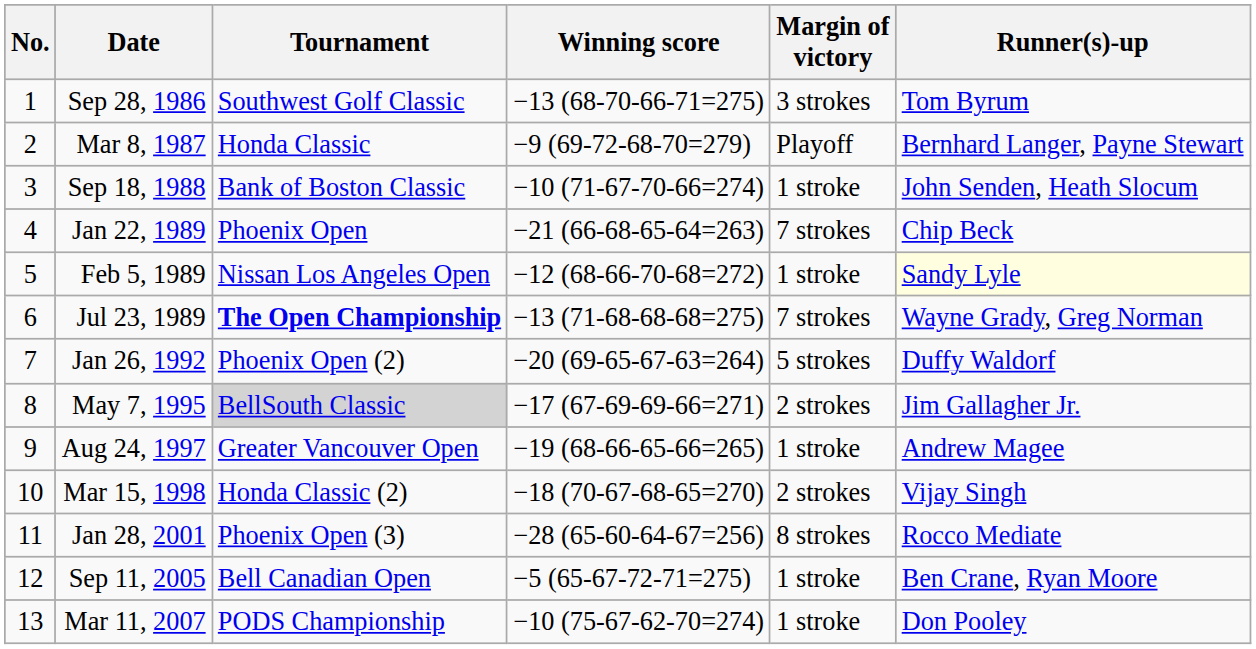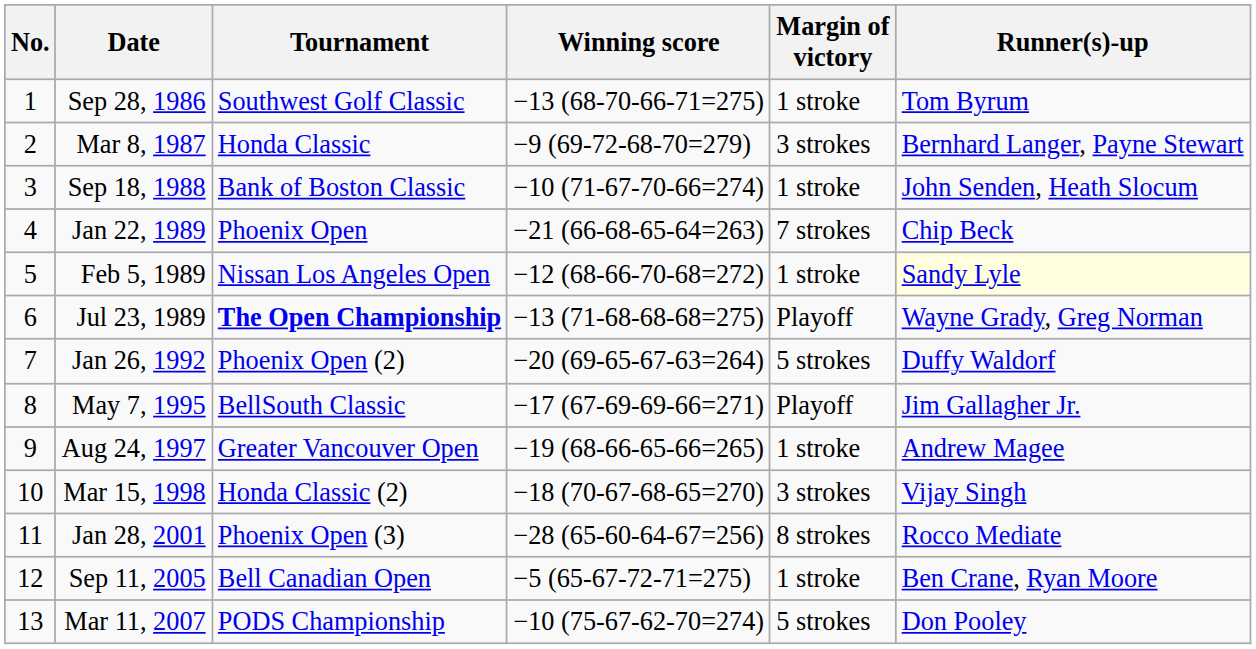(823, 100) 3 strokes -> (818, 100) 1 stroke
(815, 144) Playoff -> (823, 144) 3 strokes
(823, 317) 7 strokes -> (815, 317) Playoff
(312, 404) lightgrey background -> (312, 404) no background
(823, 404) 2 strokes -> (815, 404) Playoff
(823, 491) 2 strokes -> (823, 491) 3 strokes
(818, 621) 1 stroke -> (823, 621) 5 strokes
